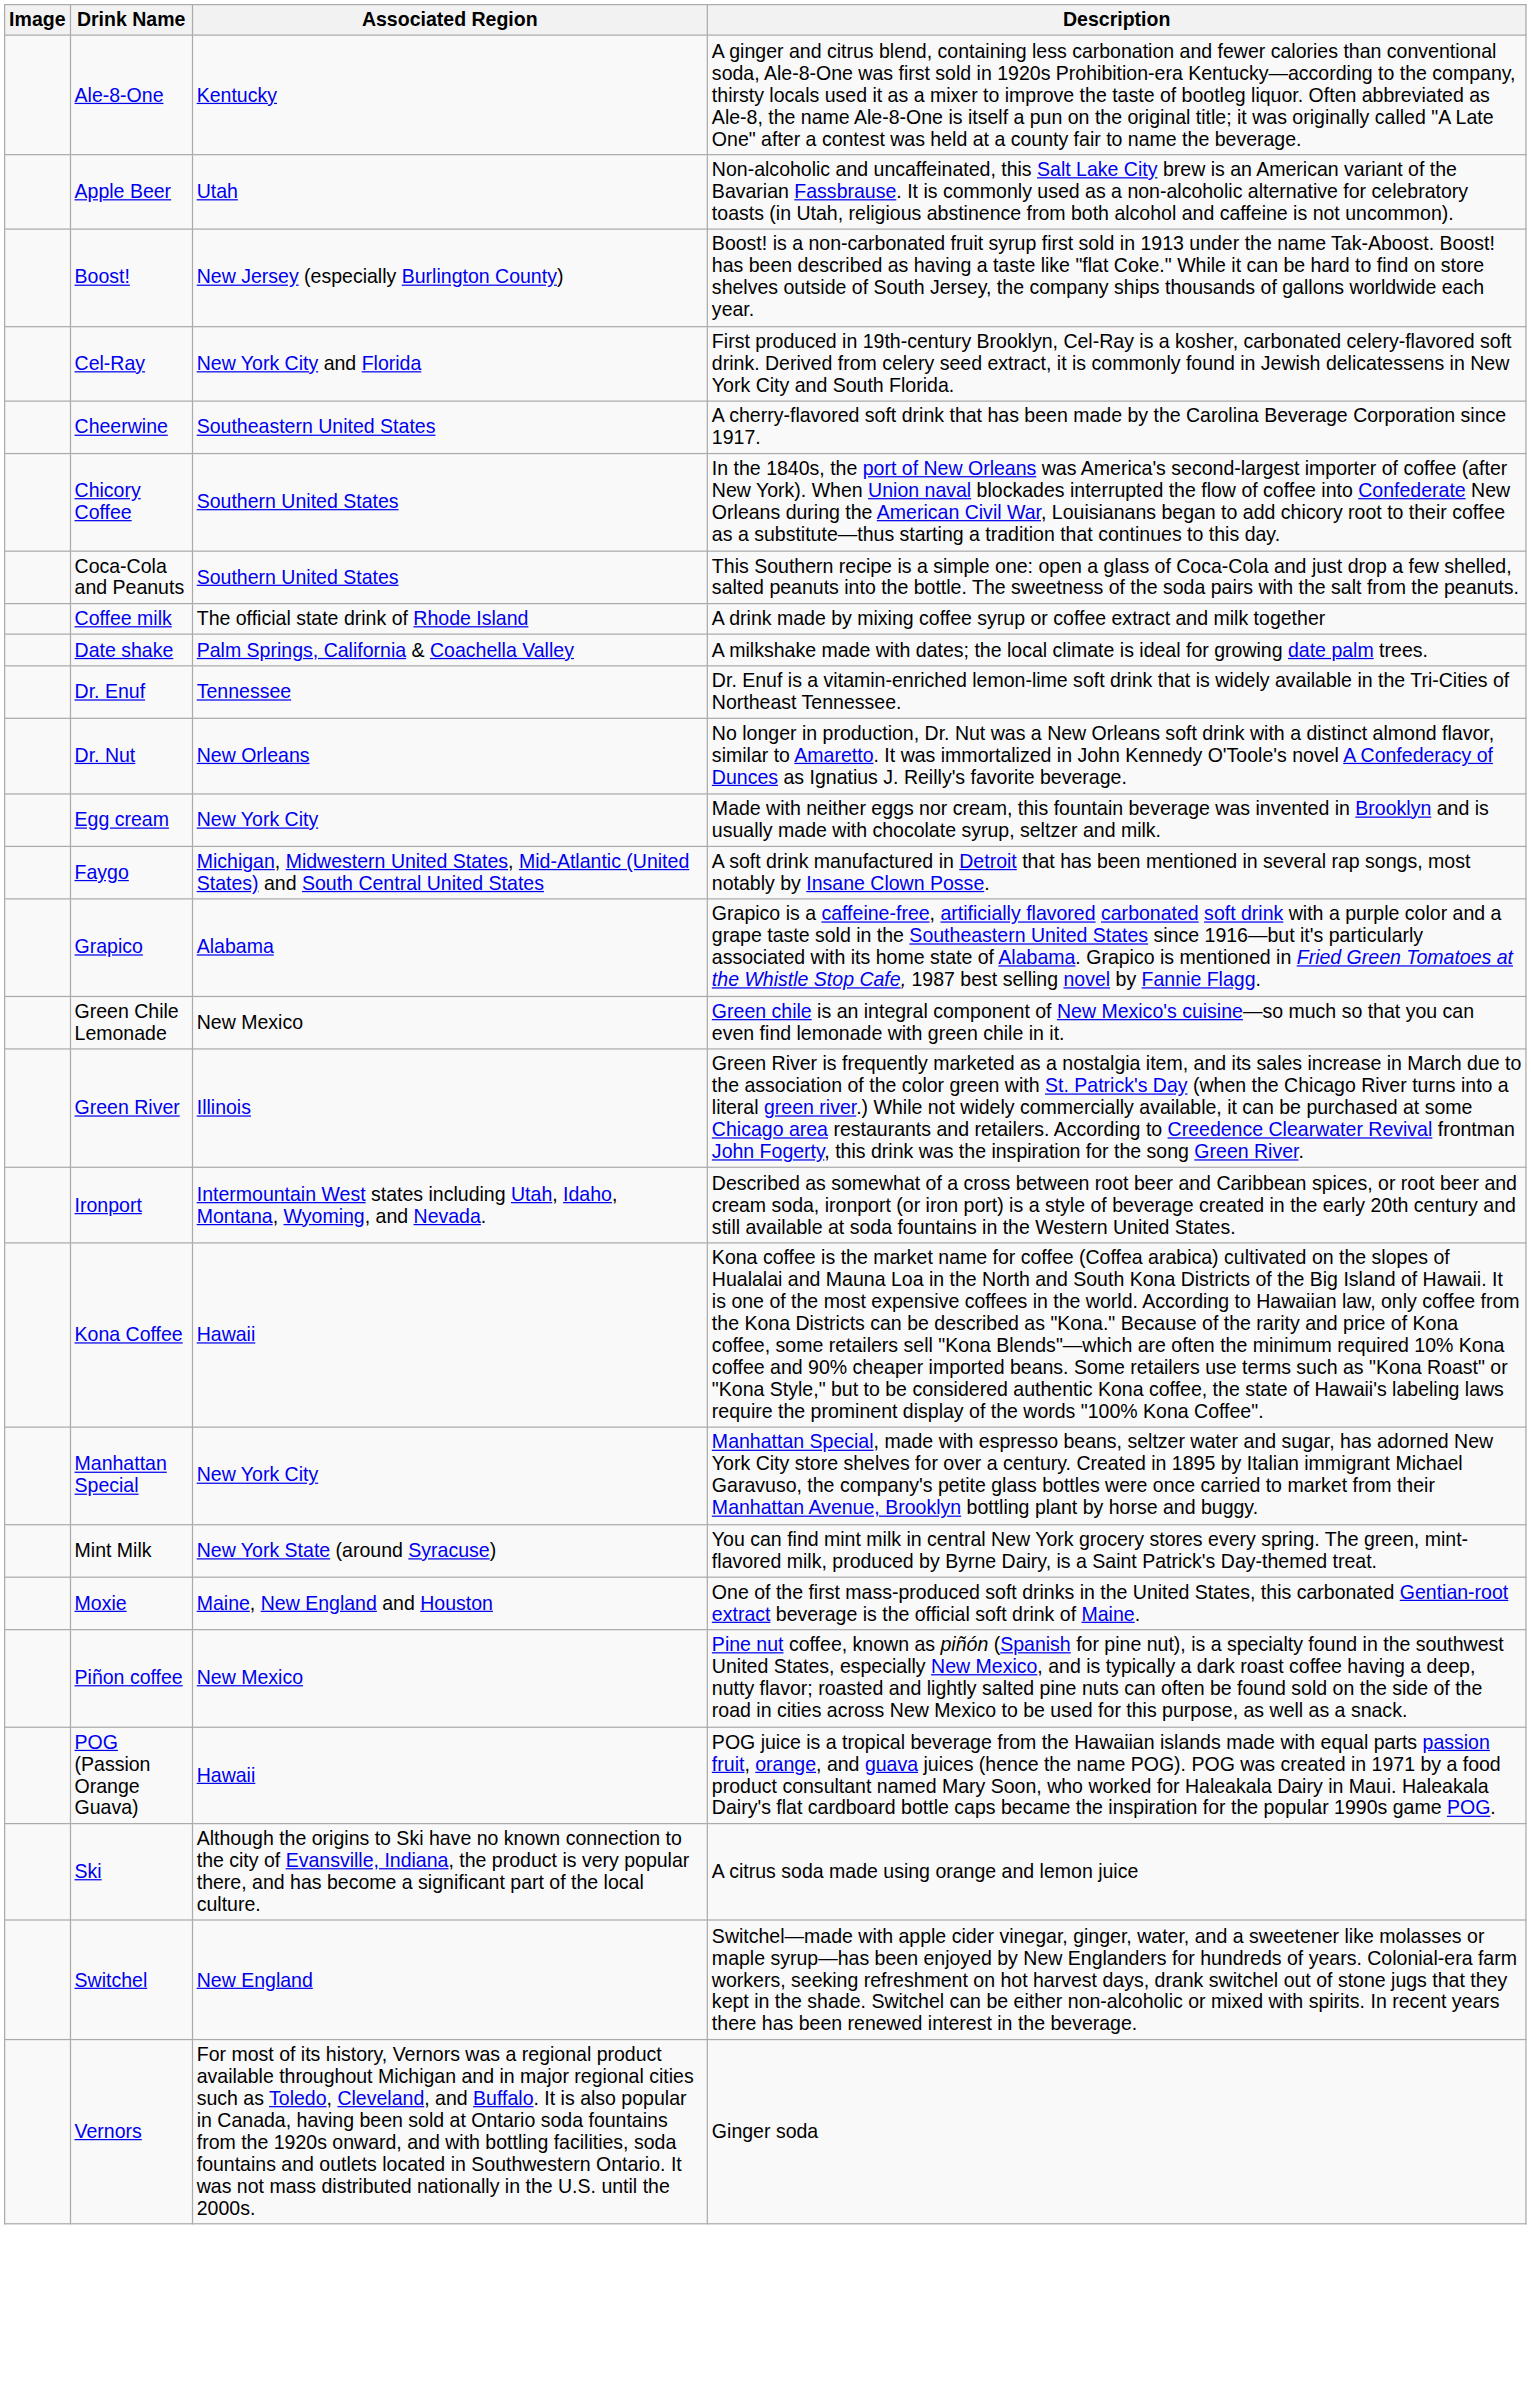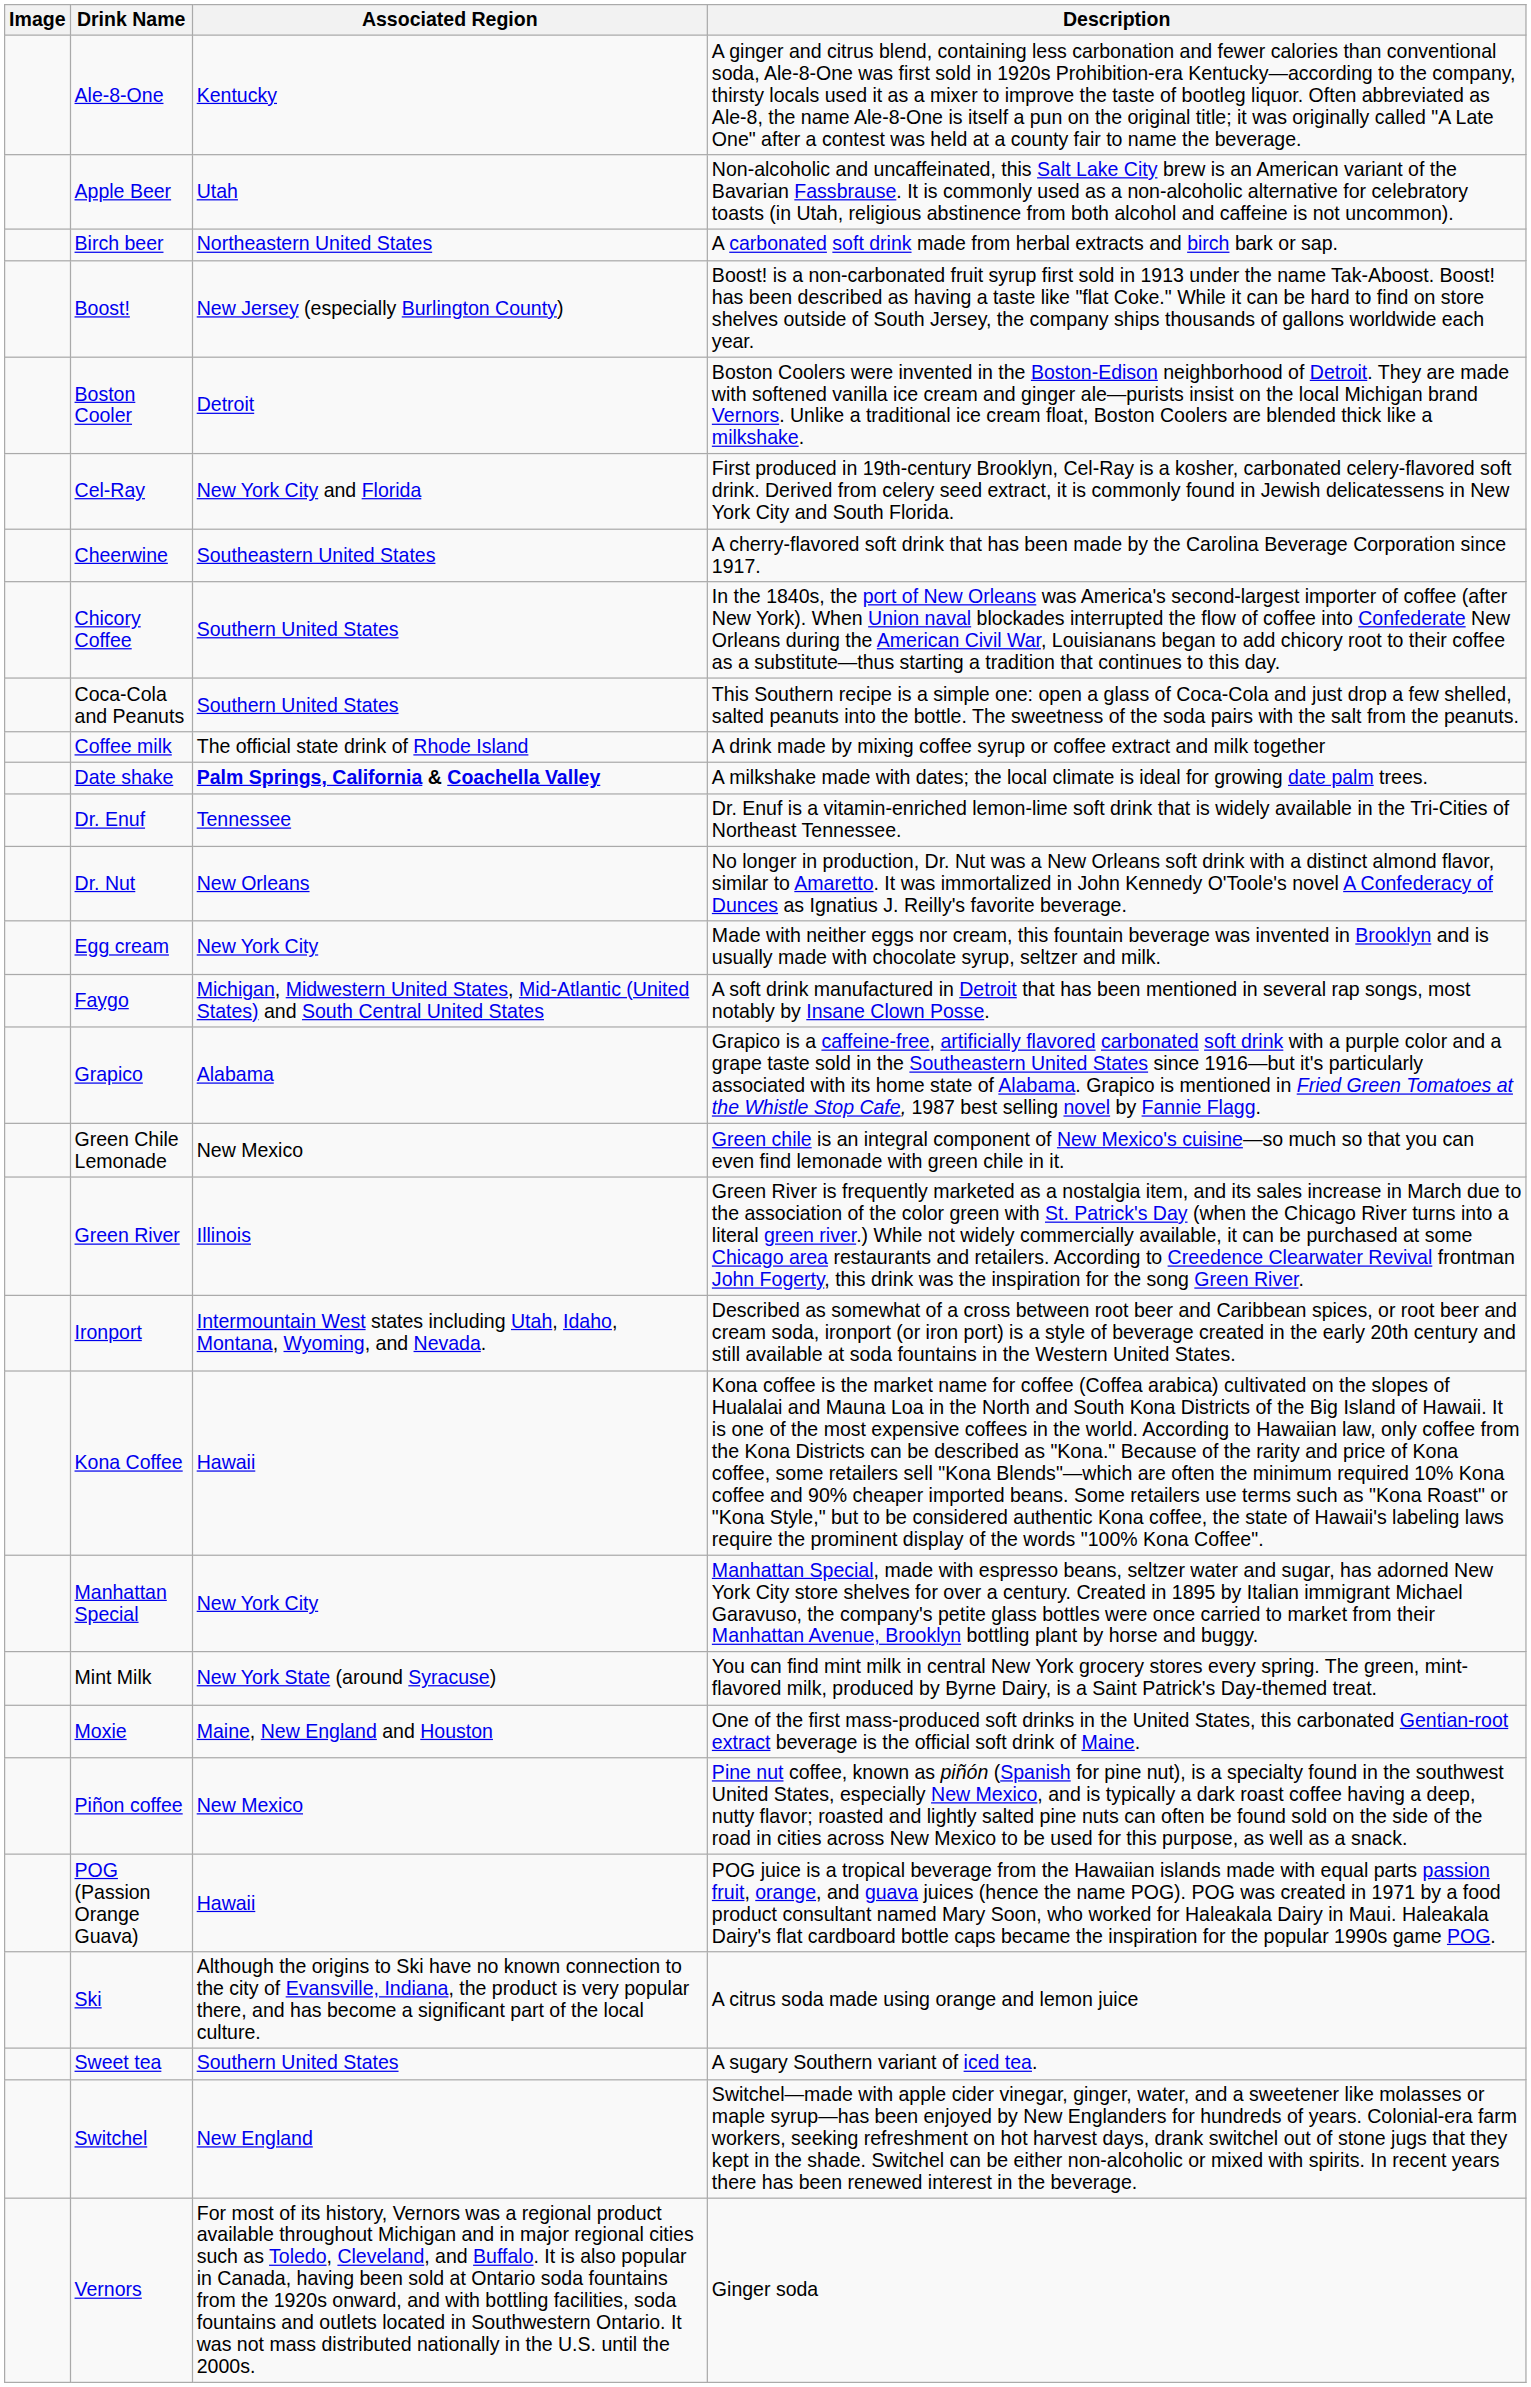+ row: (119, 244)
+ row: (105, 405)
(385, 649) normal -> (398, 777) bold
+ row: (118, 2063)
